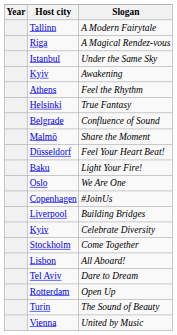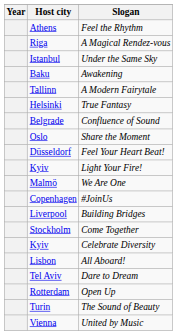rows swapped: (119, 27) <-> (112, 90)
(39, 74) Kyiv -> (40, 74) Baku
(43, 136) Malmö -> (39, 136) Oslo
(40, 167) Baku -> (39, 167) Kyiv
(39, 183) Oslo -> (43, 183) Malmö
rows swapped: (110, 245) <-> (118, 229)
